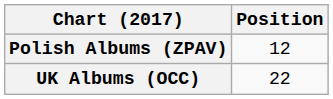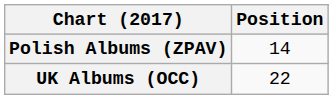(280, 49) 12 -> (280, 49) 14
